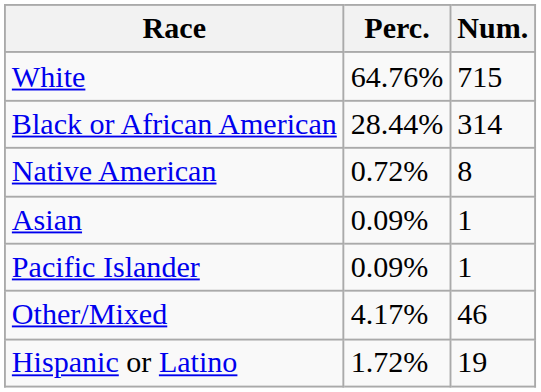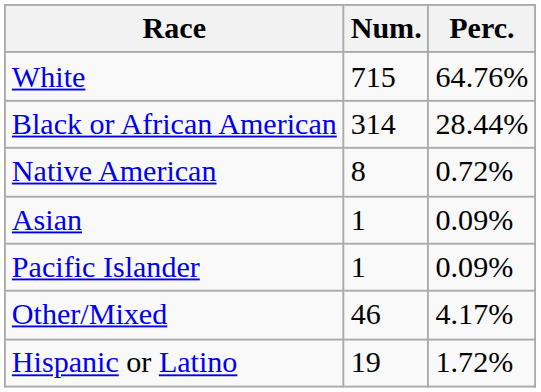columns swapped: (493, 28) <-> (397, 28)
